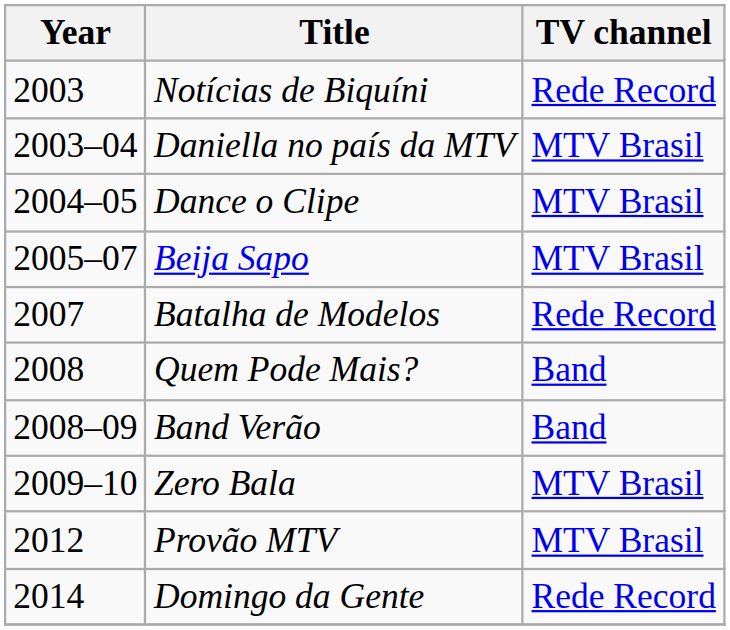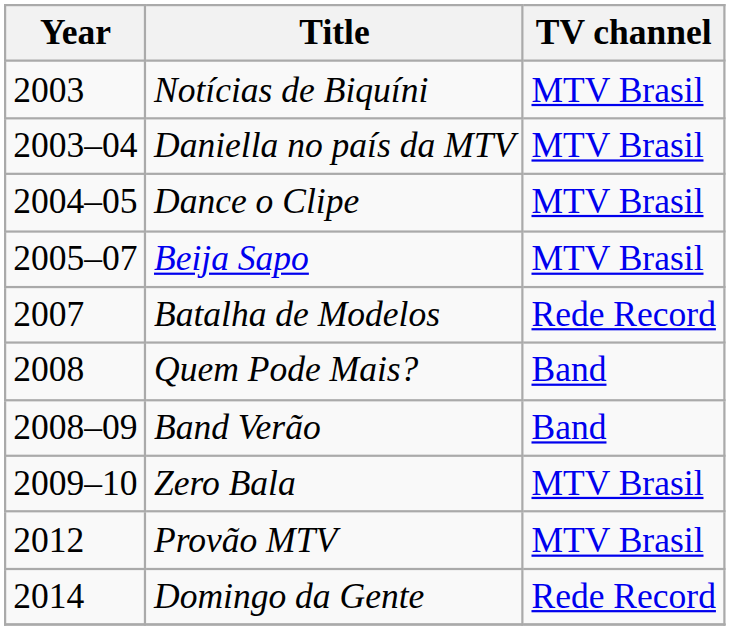(624, 88) Rede Record -> (618, 88) MTV Brasil
